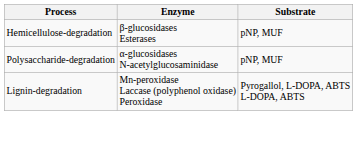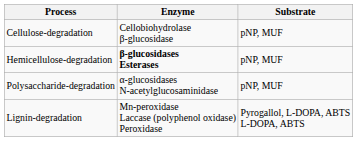+ row: (50, 33)
(148, 33) normal -> (149, 59) bold
